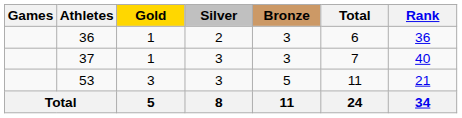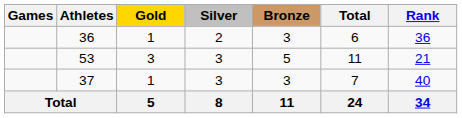rows swapped: (87, 59) <-> (87, 81)
